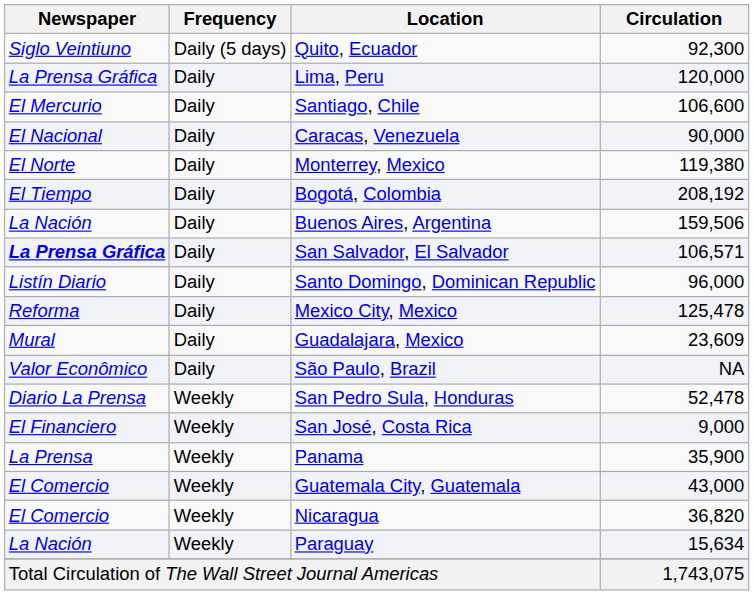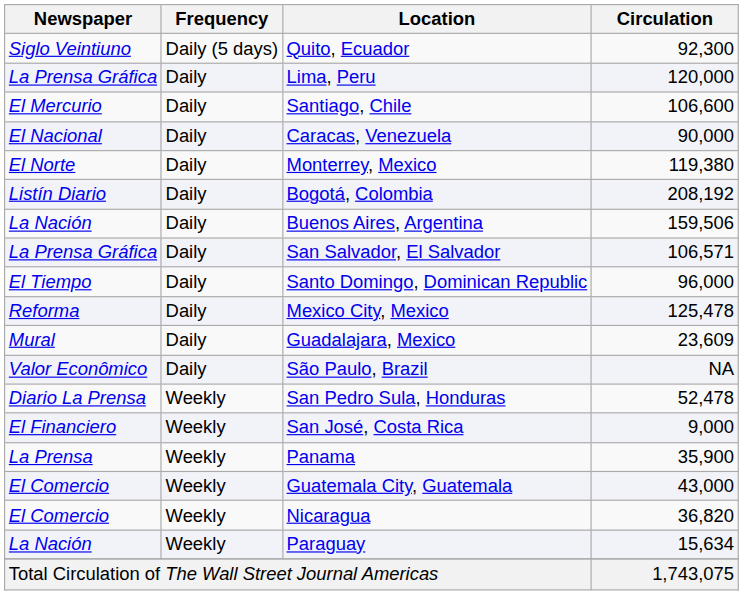(50, 194) El Tiempo -> (57, 194) Listín Diario
(87, 252) bold -> (83, 252) normal
(57, 281) Listín Diario -> (50, 281) El Tiempo
